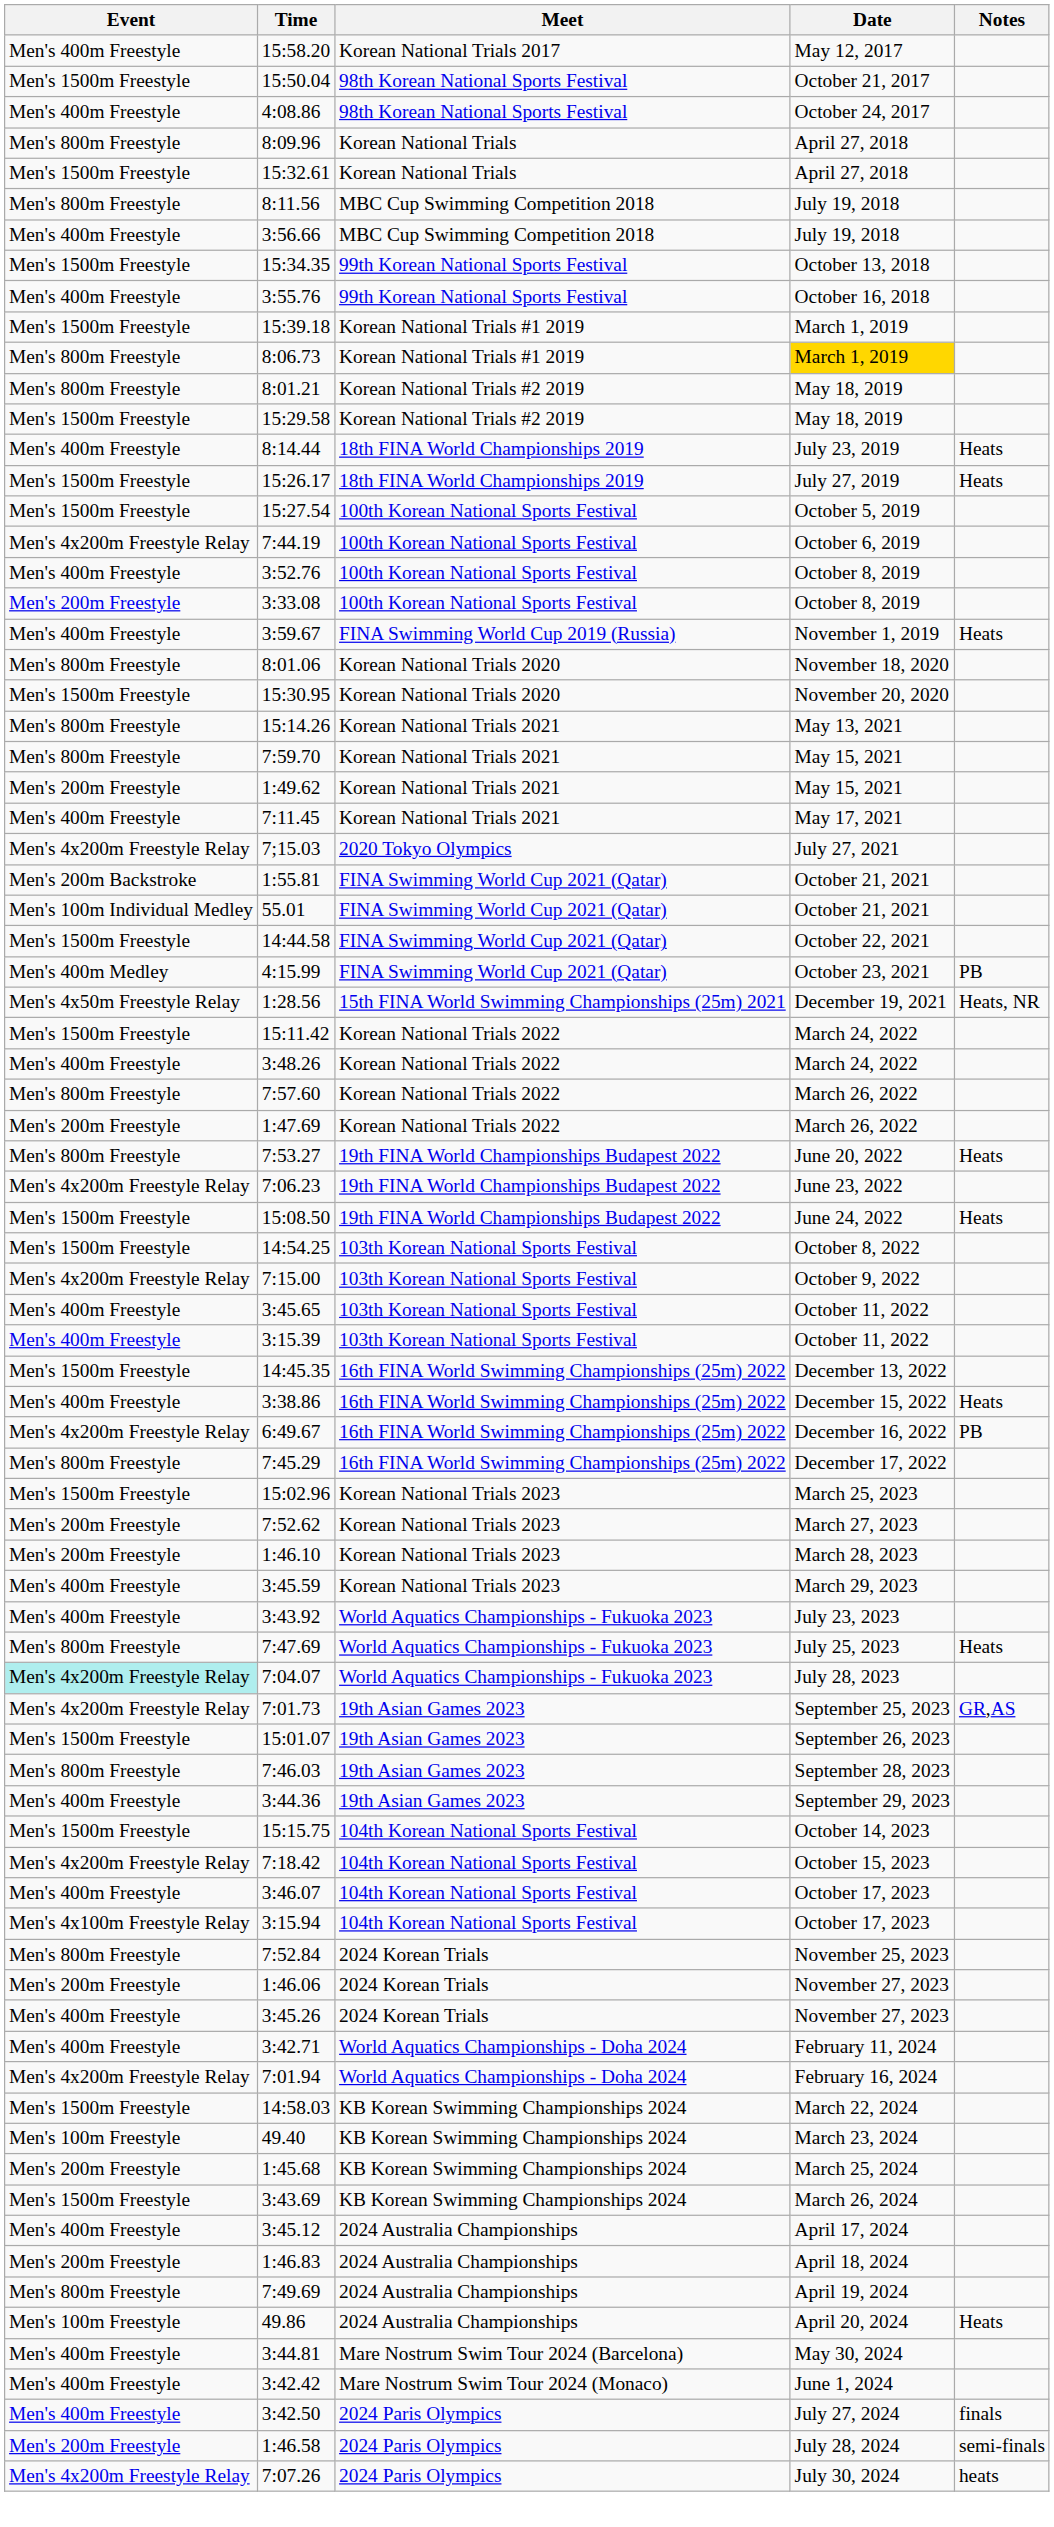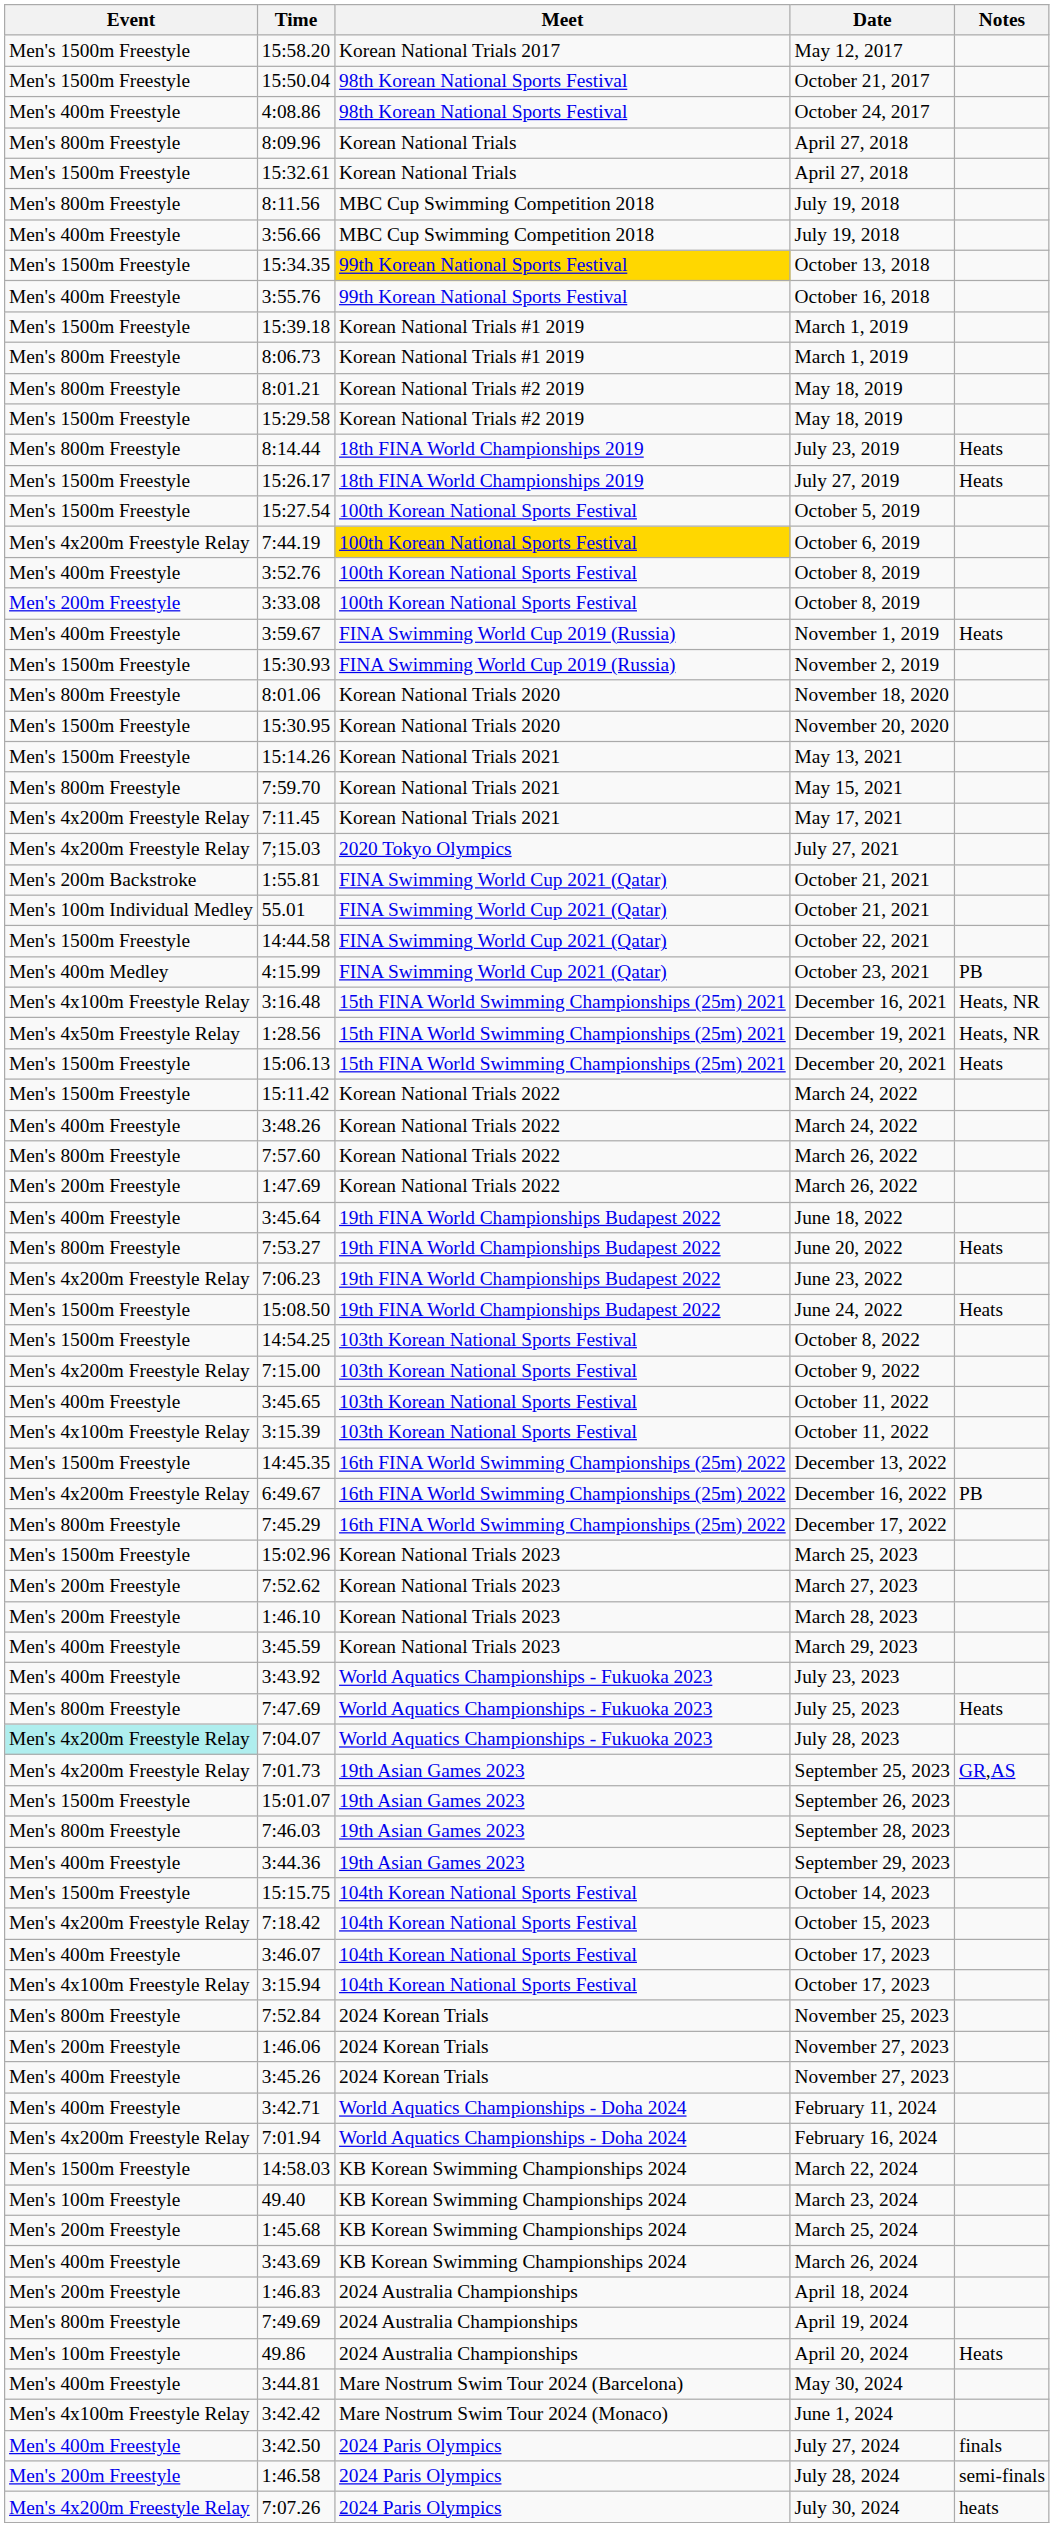(95, 50) Men's 400m Freestyle -> (100, 50) Men's 1500m Freestyle
(483, 265) no background -> (483, 265) gold background
(851, 357) gold background -> (851, 357) no background
(95, 449) Men's 400m Freestyle -> (95, 449) Men's 800m Freestyle
(488, 541) no background -> (488, 541) gold background
+ row: (296, 664)
(95, 726) Men's 800m Freestyle -> (100, 756) Men's 1500m Freestyle
- row: (291, 787)
(95, 818) Men's 400m Freestyle -> (129, 818) Men's 4x200m Freestyle Relay
+ row: (291, 1002)
+ row: (296, 1063)
+ row: (291, 1217)
(95, 1340) Men's 400m Freestyle -> (129, 1432) Men's 4x100m Freestyle Relay
- row: (291, 1401)
(100, 2199) Men's 1500m Freestyle -> (95, 2261) Men's 400m Freestyle
- row: (291, 2230)
(95, 2384) Men's 400m Freestyle -> (129, 2414) Men's 4x100m Freestyle Relay
